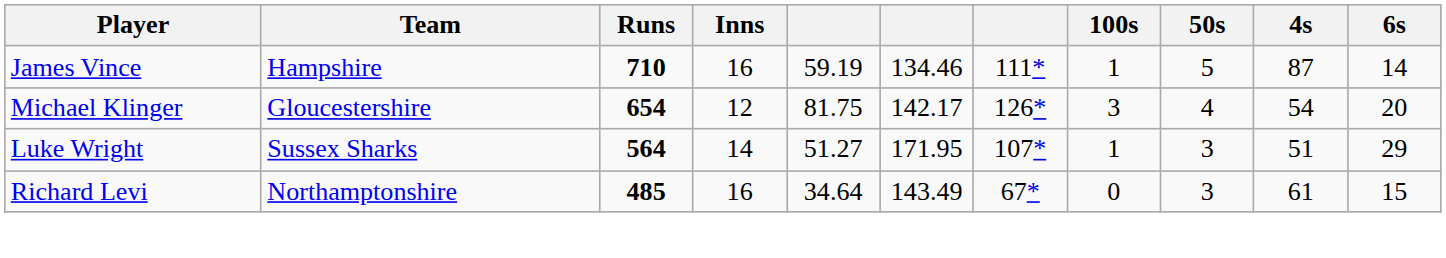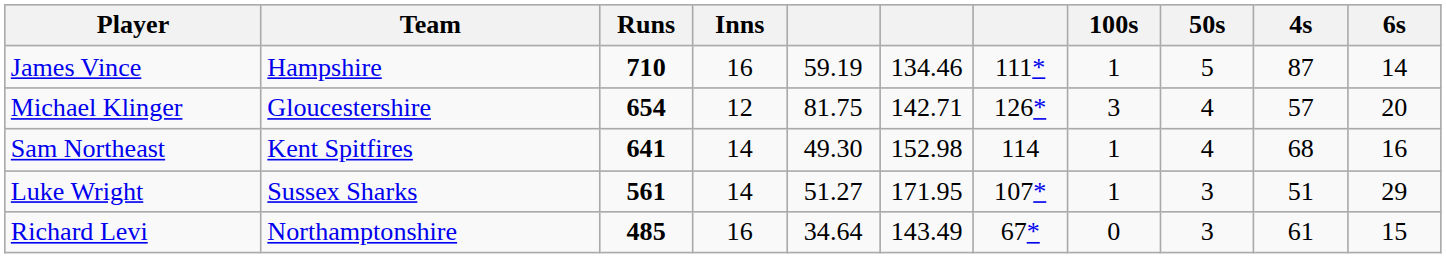(927, 107) 142.17 -> (927, 107) 142.71
(1301, 107) 54 -> (1301, 107) 57
+ row: (88, 149)
(646, 149) 564 -> (646, 190) 561
